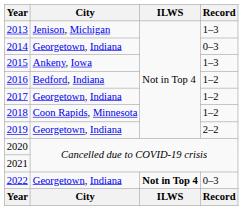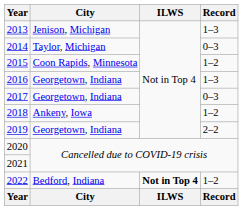(77, 46) Georgetown, Indiana -> (69, 46) Taylor, Michigan
(62, 63) Ankeny, Iowa -> (85, 63) Coon Rapids, Minnesota
(211, 63) 1–3 -> (211, 63) 1–2
(69, 79) Bedford, Indiana -> (77, 79) Georgetown, Indiana
(211, 79) 1–2 -> (211, 79) 1–3
(211, 96) 1–2 -> (211, 96) 0–3
(85, 113) Coon Rapids, Minnesota -> (62, 113) Ankeny, Iowa
(77, 180) Georgetown, Indiana -> (69, 180) Bedford, Indiana
(211, 180) 0–3 -> (211, 180) 1–2
